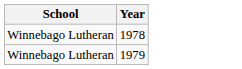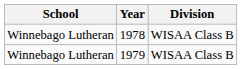+ column: (192, 14)
